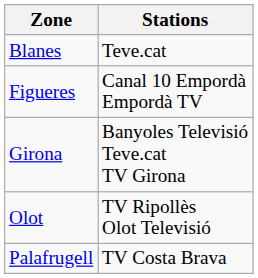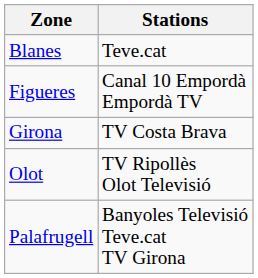(175, 154) Banyoles Televisió Teve.cat TV Girona -> (164, 132) TV Costa Brava
(164, 258) TV Costa Brava -> (175, 236) Banyoles Televisió Teve.cat TV Girona
